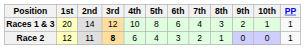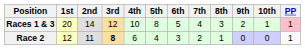(178, 24) 6 -> (178, 24) 5
(290, 24) no background -> (290, 24) pink background
